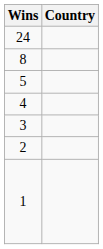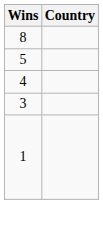- row: (23, 37)
- row: (23, 147)
